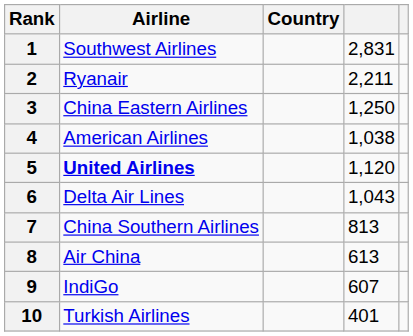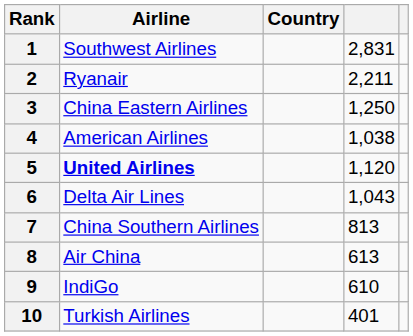(364, 286) 607 -> (364, 286) 610
